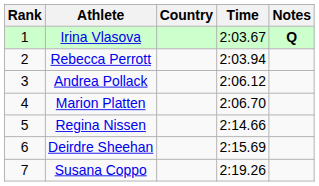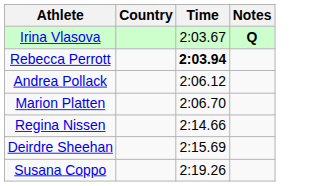- column: (25, 15)
(243, 59) normal -> (203, 59) bold
